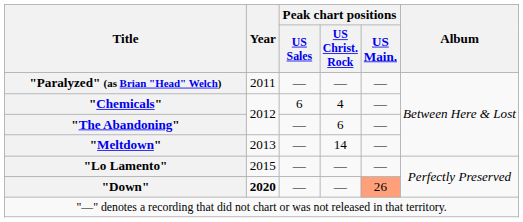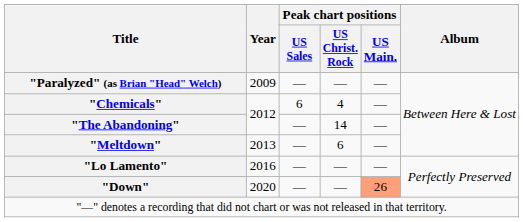(263, 83) 2011 -> (263, 83) 2009
(340, 124) 6 -> (340, 124) 14
(340, 145) 14 -> (340, 145) 6
(263, 166) 2015 -> (263, 166) 2016
(263, 187) bold -> (263, 187) normal
